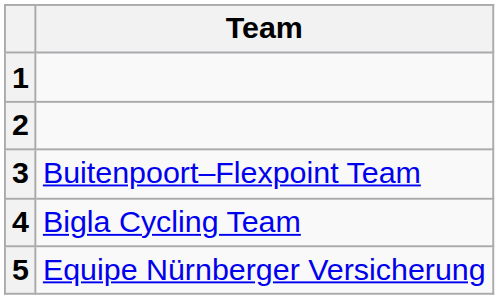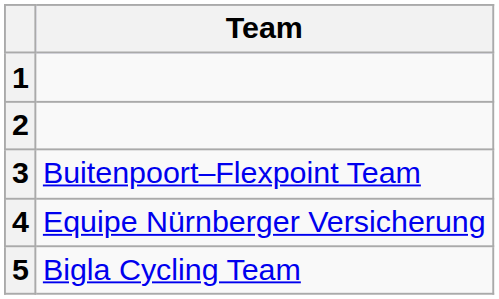(172, 221) Bigla Cycling Team -> (264, 221) Equipe Nürnberger Versicherung
(264, 269) Equipe Nürnberger Versicherung -> (172, 269) Bigla Cycling Team
